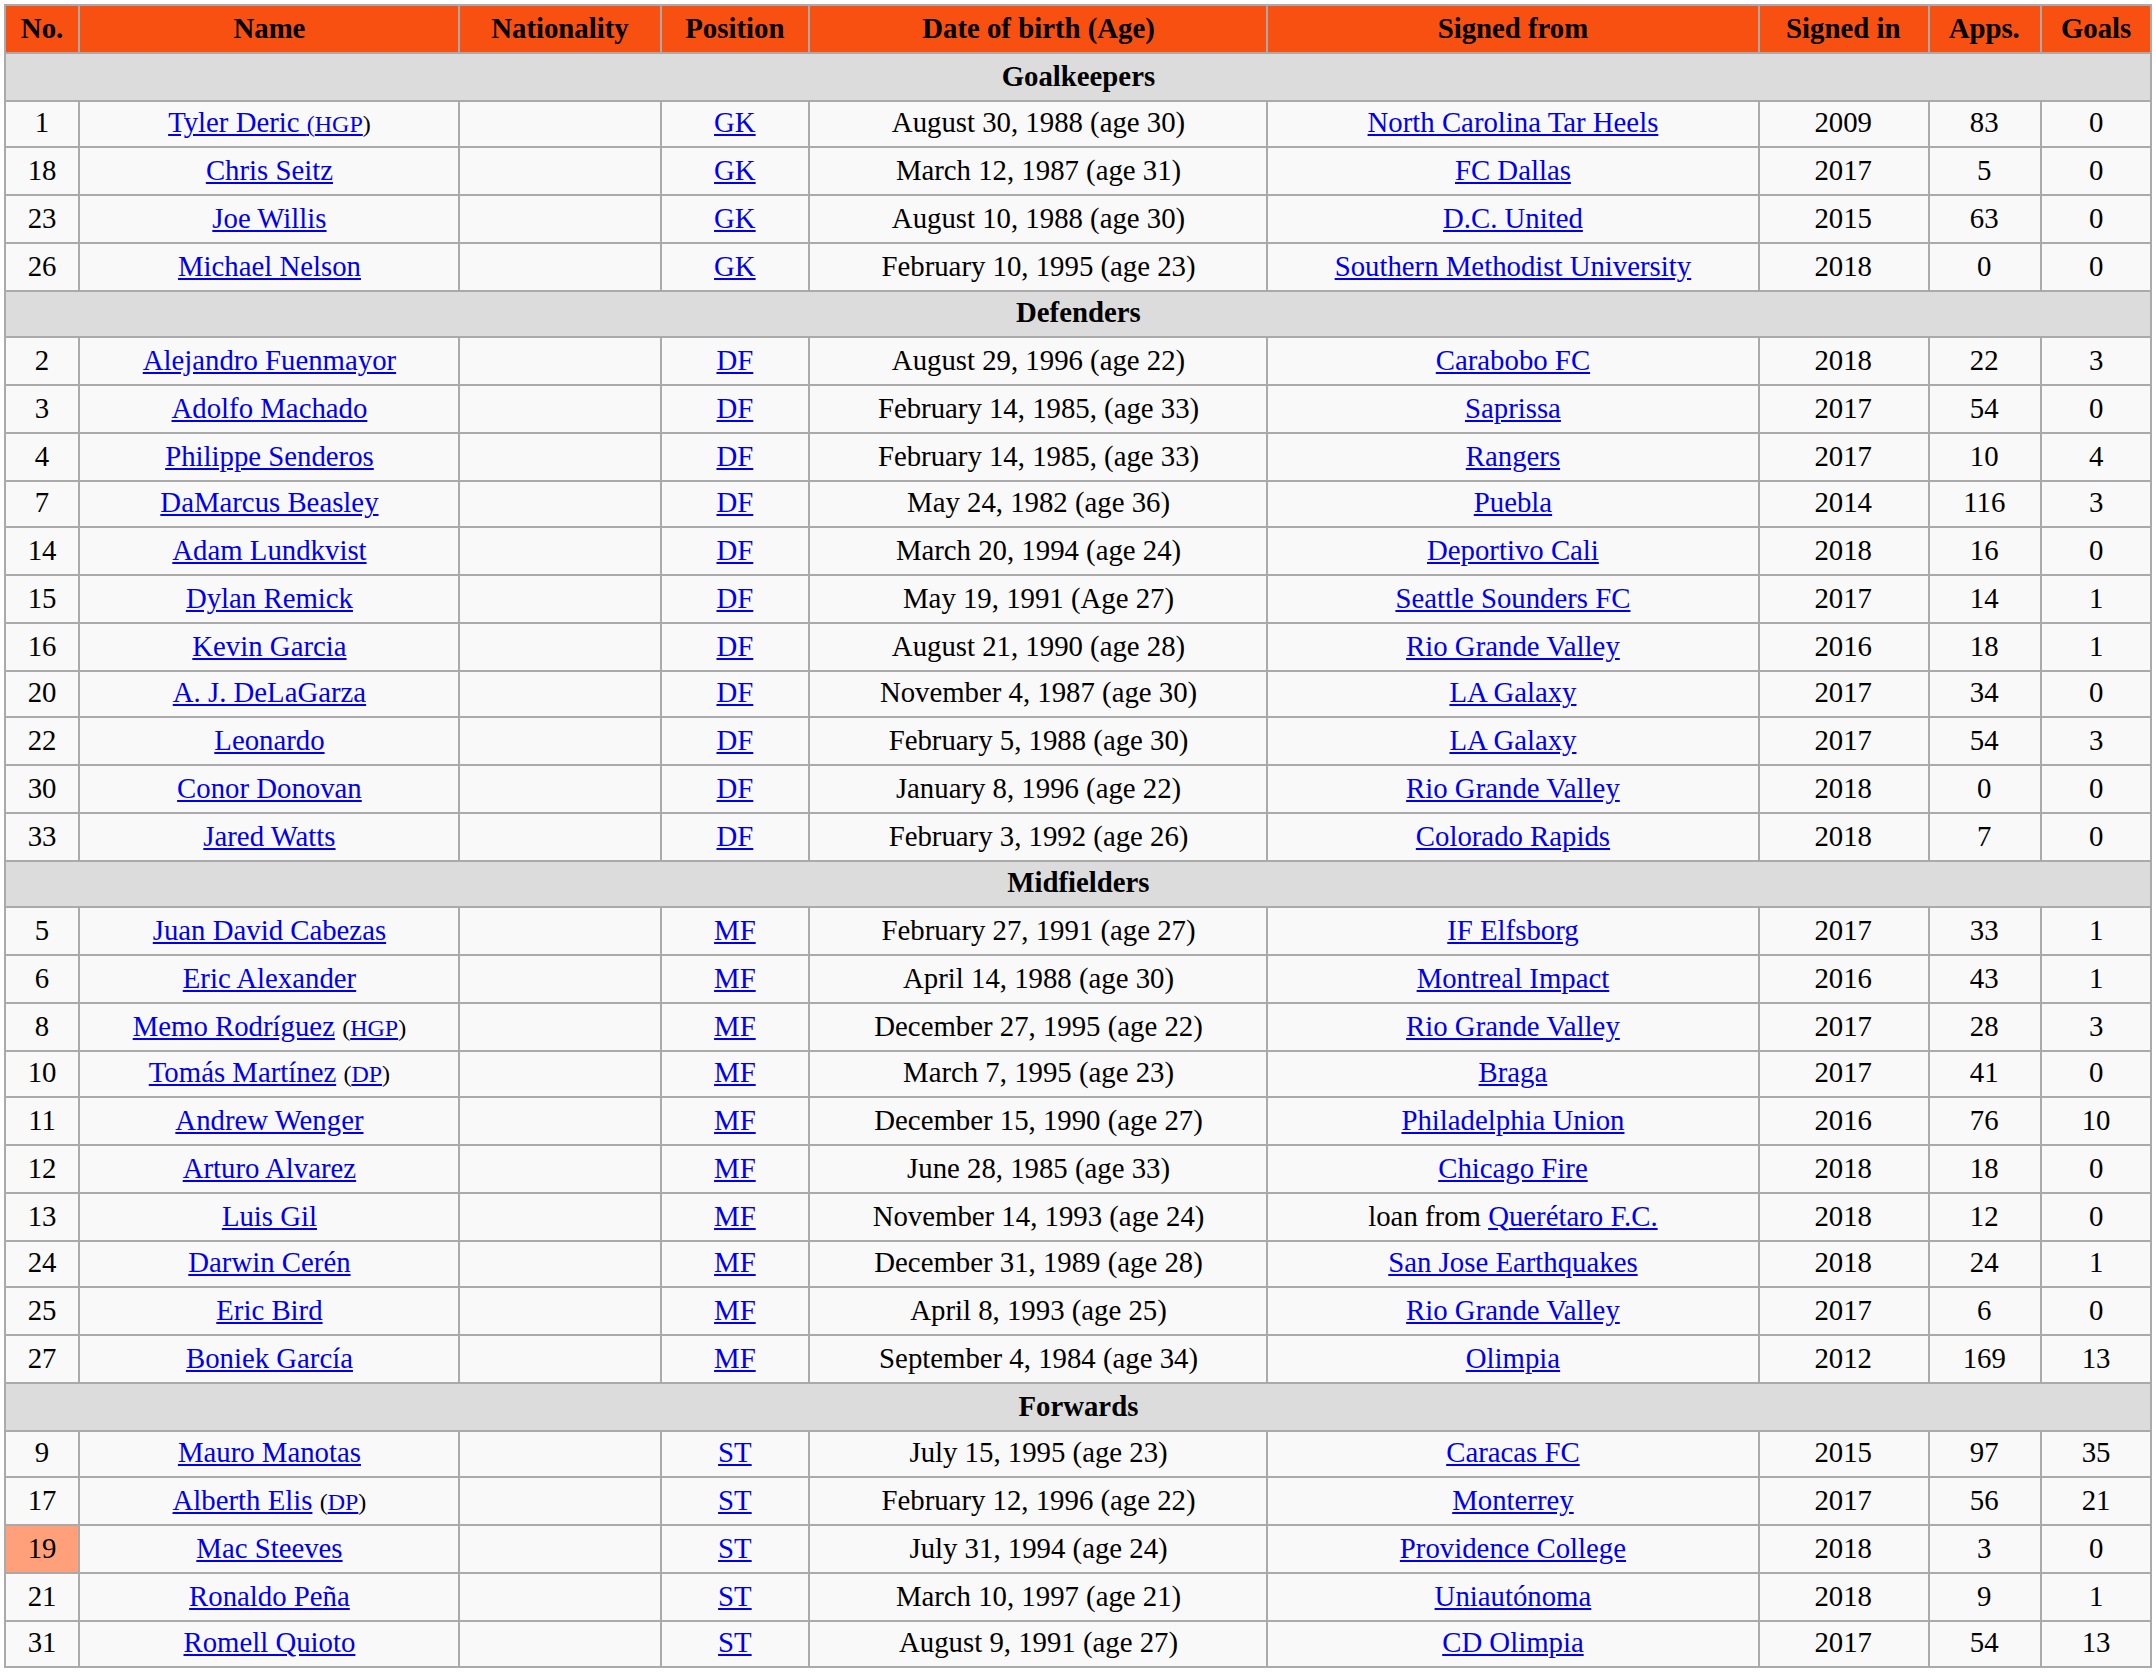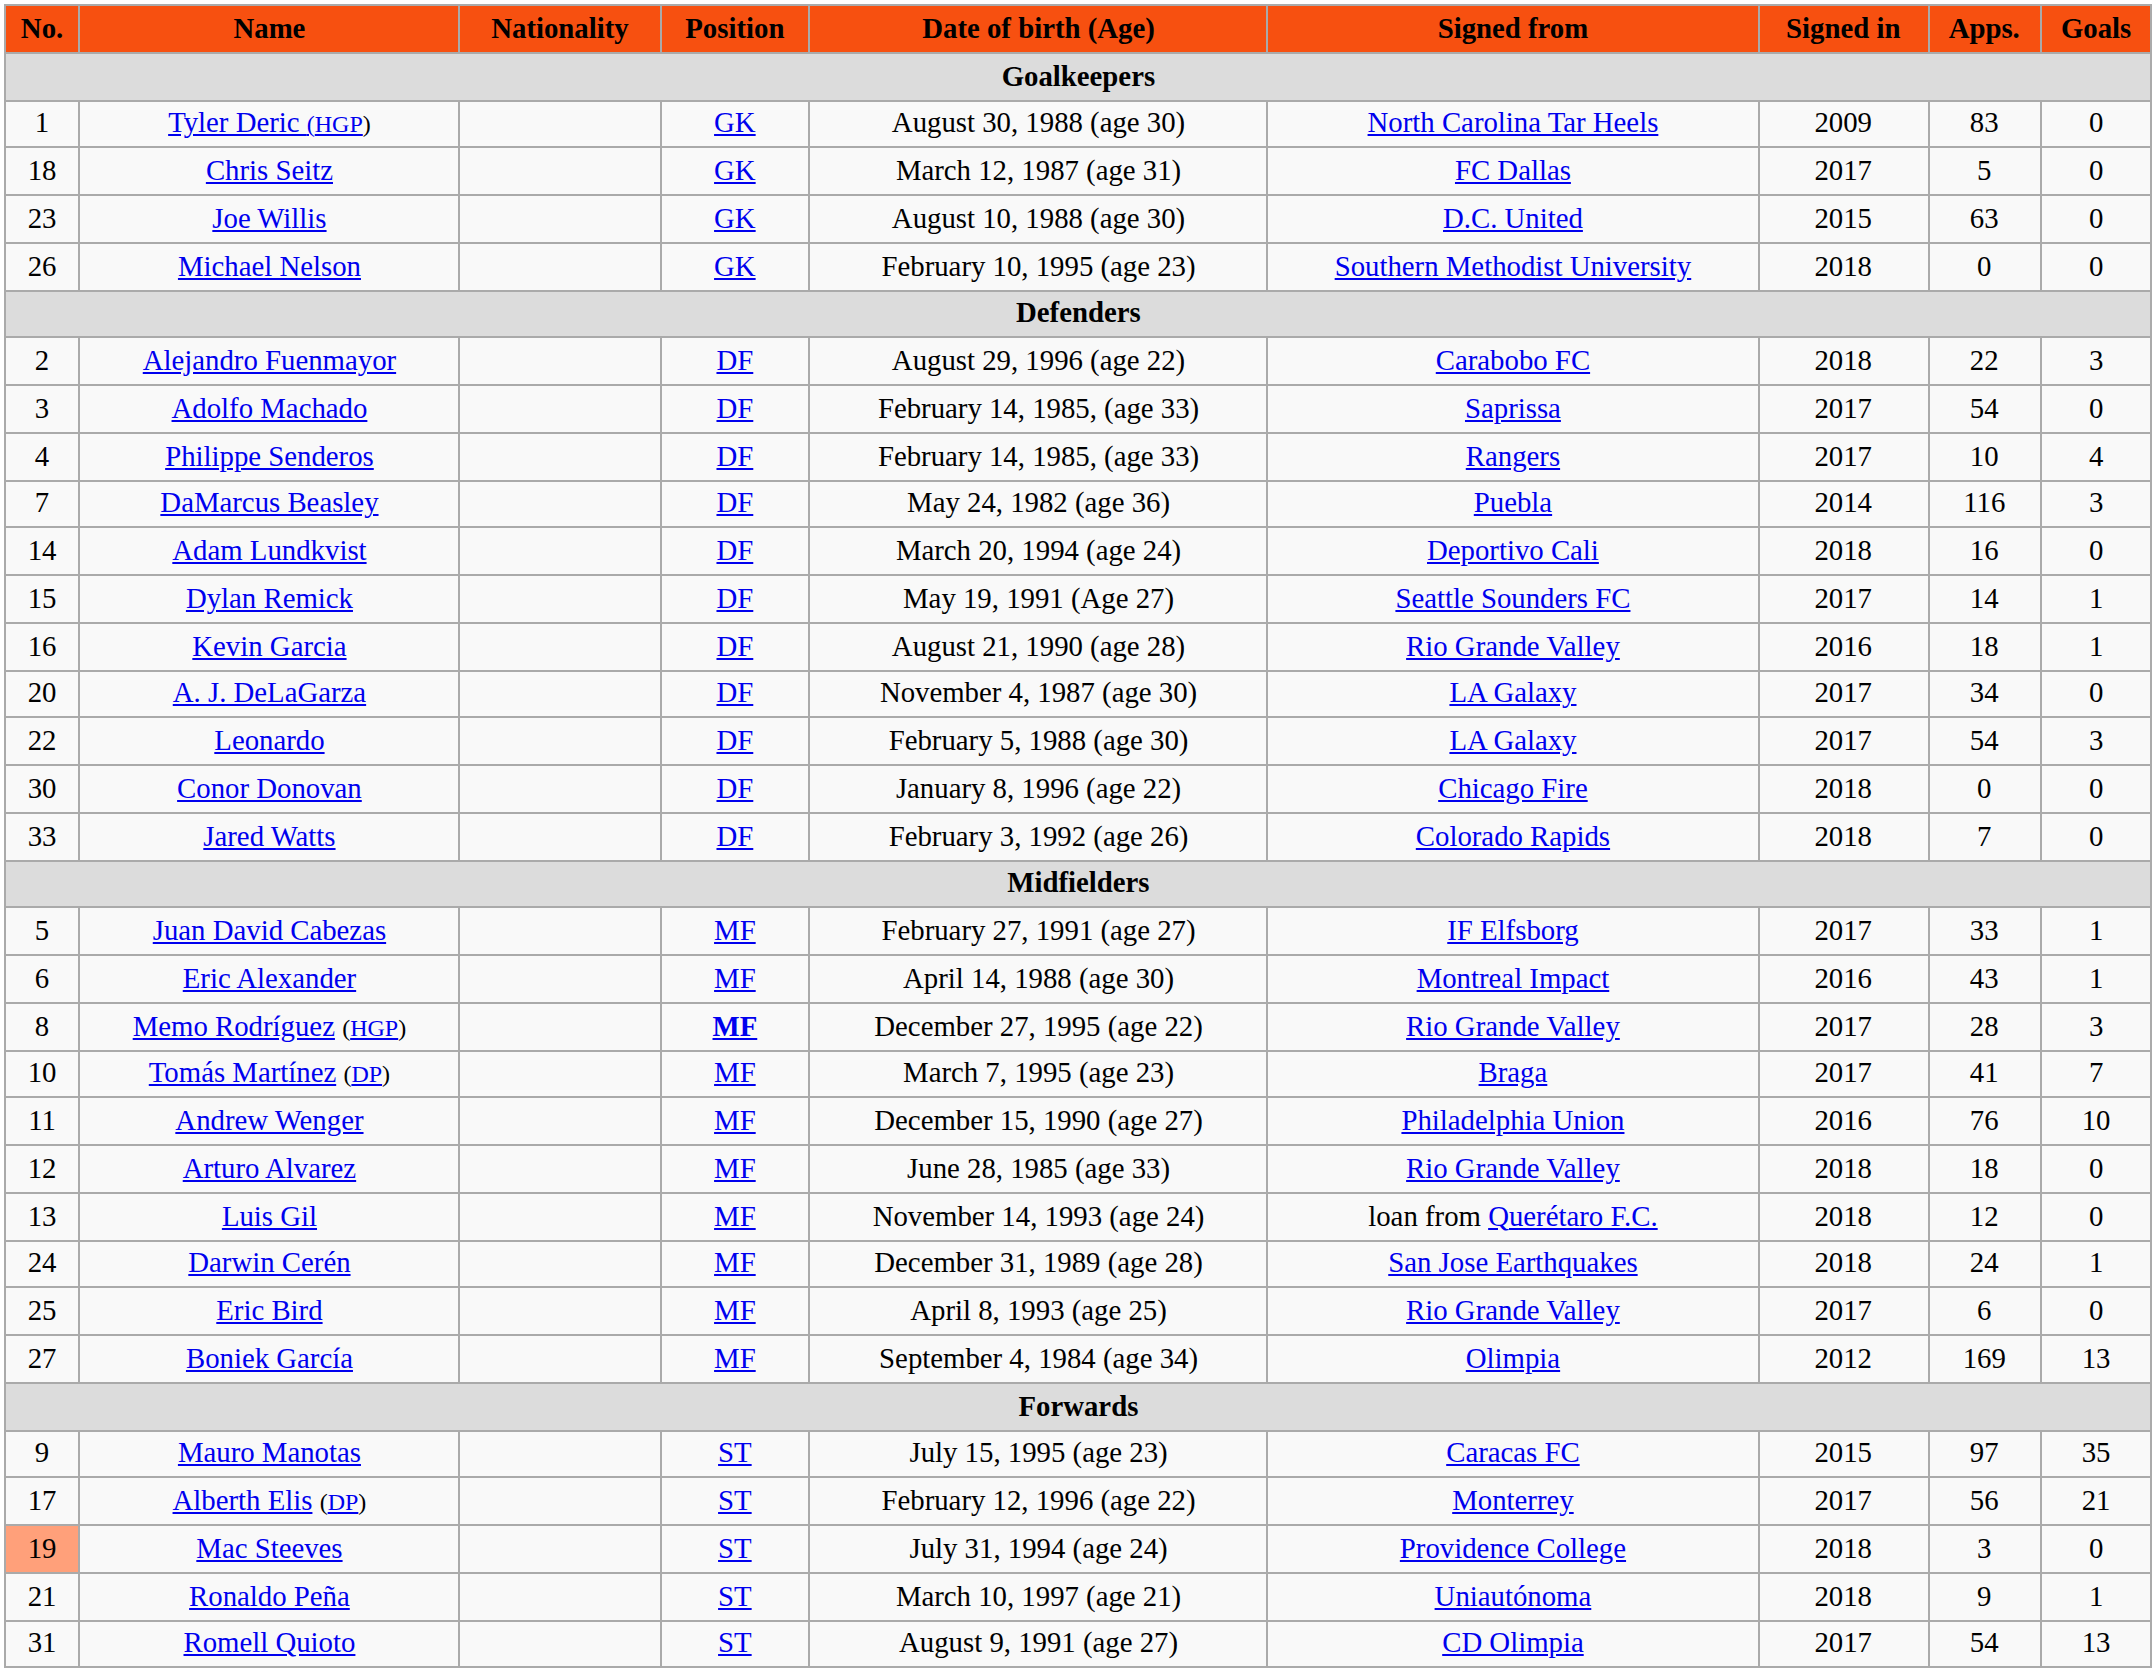(1513, 788) Rio Grande Valley -> (1513, 788) Chicago Fire
(735, 1026) normal -> (735, 1026) bold
(2096, 1073) 0 -> (2096, 1073) 7
(1513, 1168) Chicago Fire -> (1513, 1168) Rio Grande Valley
